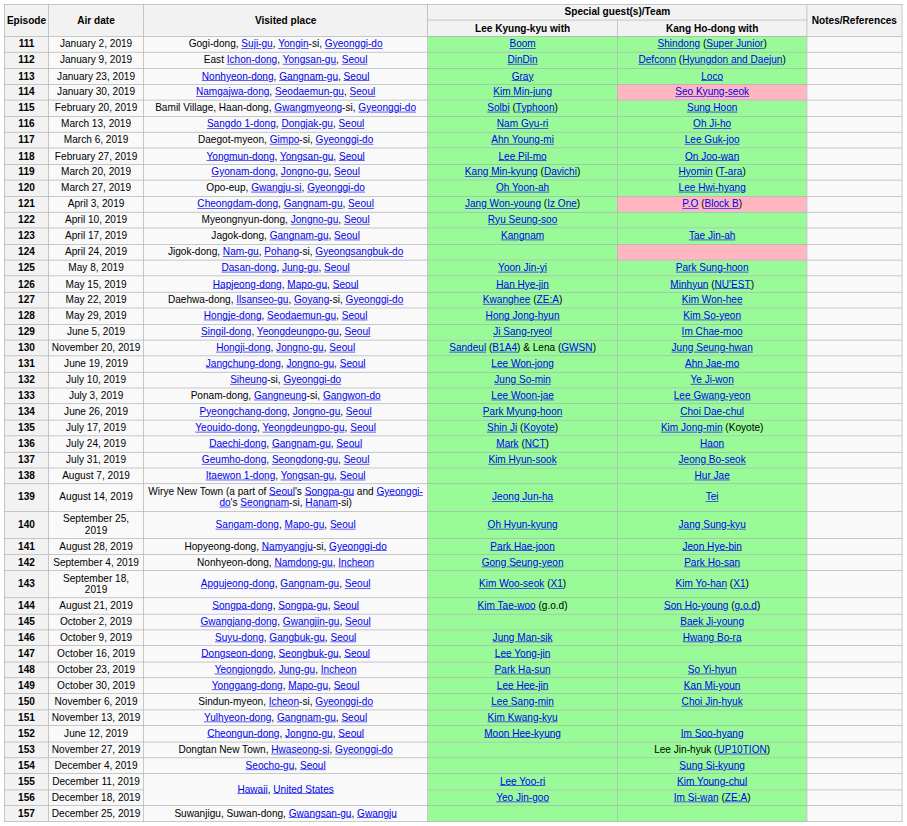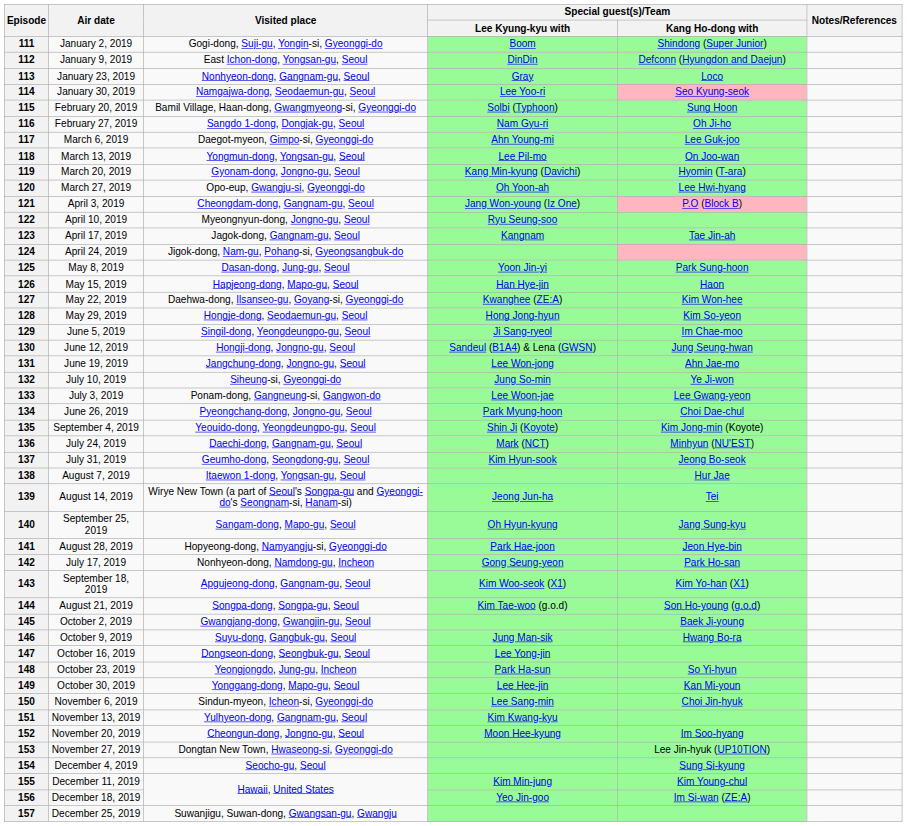(523, 92) Kim Min-jung -> (523, 92) Lee Yoo-ri
(96, 124) March 13, 2019 -> (96, 124) February 27, 2019
(96, 156) February 27, 2019 -> (96, 156) March 13, 2019
(712, 284) Minhyun (NU'EST) -> (712, 284) Haon
(96, 348) November 20, 2019 -> (96, 348) June 12, 2019
(96, 428) July 17, 2019 -> (96, 428) September 4, 2019
(712, 444) Haon -> (712, 444) Minhyun (NU'EST)
(96, 562) September 4, 2019 -> (96, 562) July 17, 2019
(96, 733) June 12, 2019 -> (96, 733) November 20, 2019
(523, 781) Lee Yoo-ri -> (523, 781) Kim Min-jung
